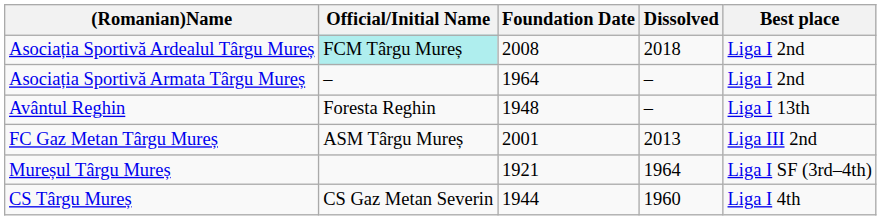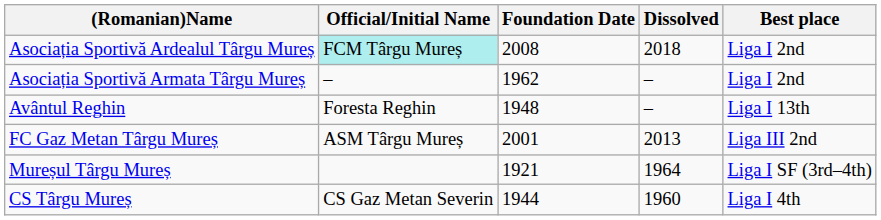(520, 79) 1964 -> (520, 79) 1962
